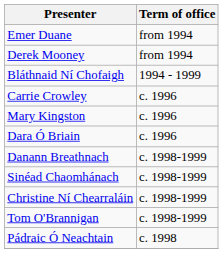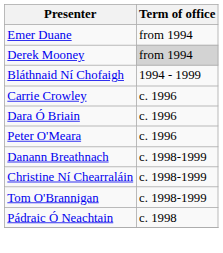(166, 55) no background -> (166, 55) lightgrey background
- row: (46, 116)
+ row: (44, 136)
- row: (63, 177)
